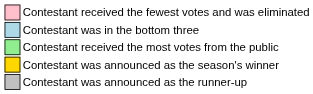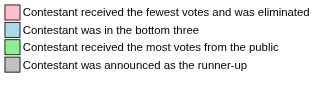- row: (151, 65)
